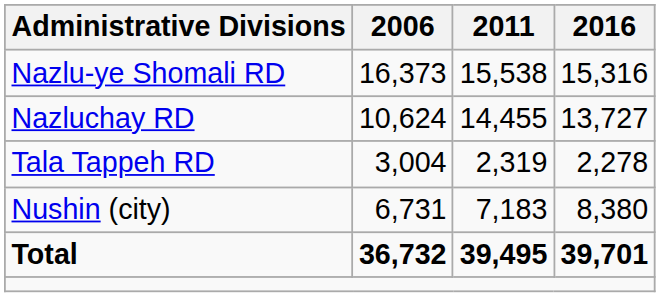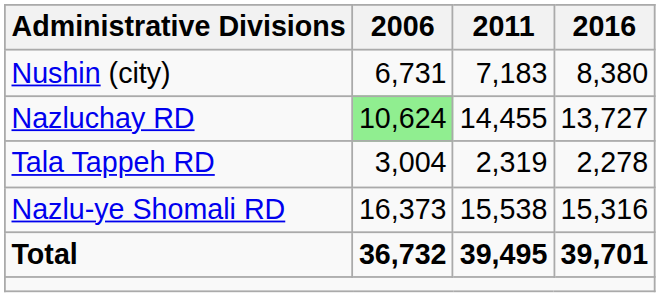rows swapped: (148, 72) <-> (91, 208)
(403, 118) no background -> (403, 118) lightgreen background
